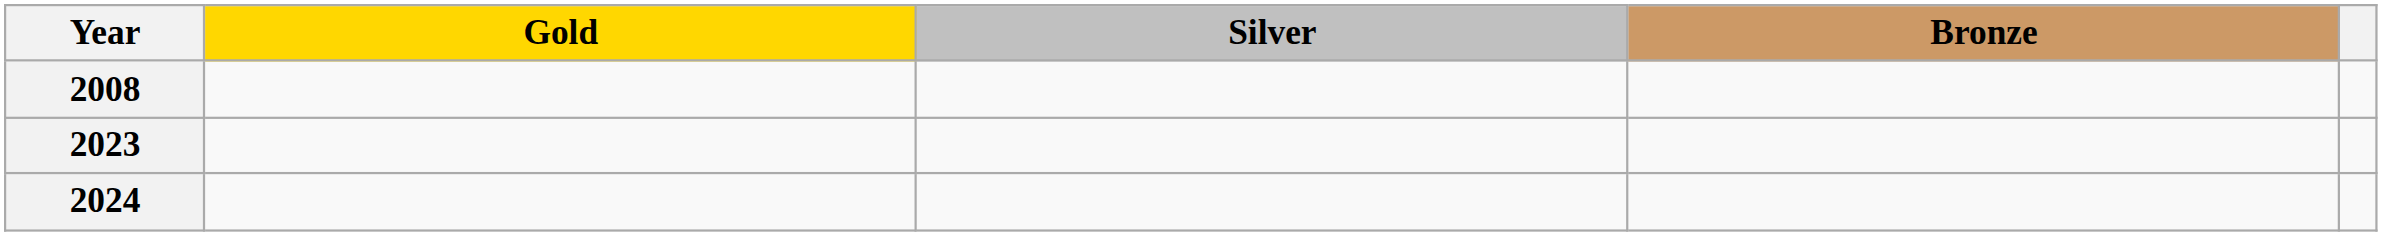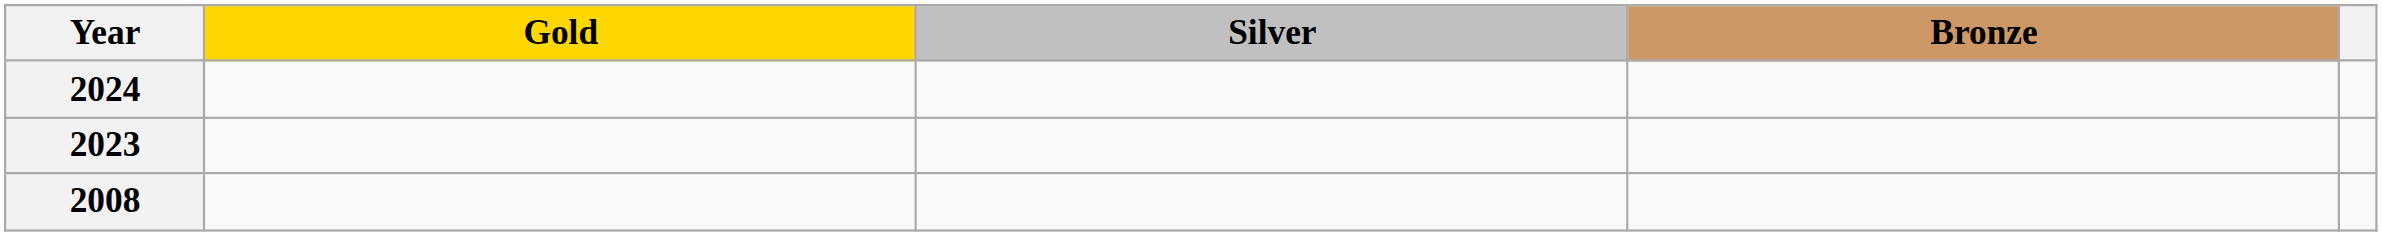rows swapped: (105, 88) <-> (105, 200)
